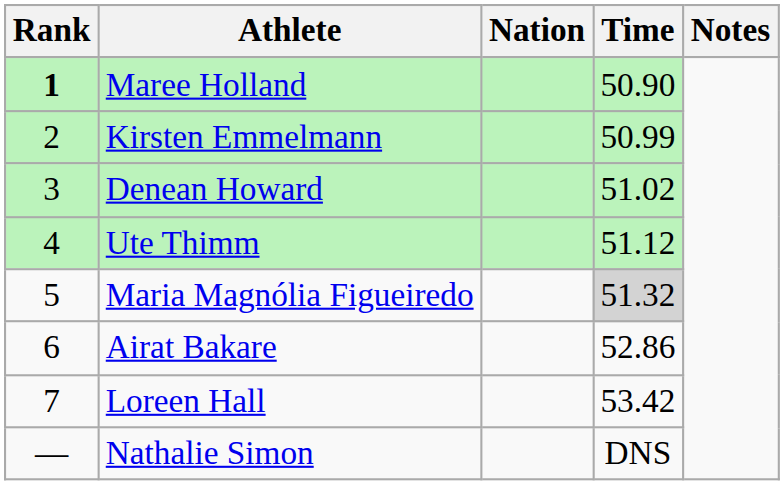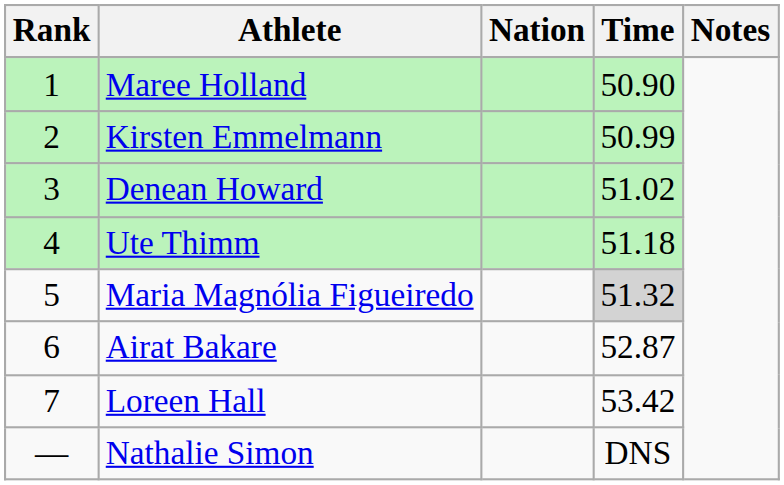(52, 83) bold -> (52, 83) normal
(638, 242) 51.12 -> (638, 242) 51.18
(638, 347) 52.86 -> (638, 347) 52.87
